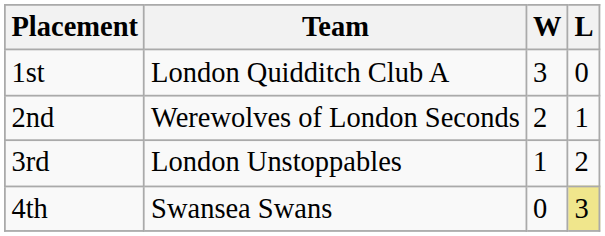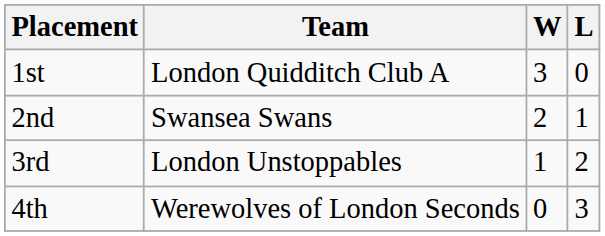(335, 117) Werewolves of London Seconds -> (242, 117) Swansea Swans
(242, 207) Swansea Swans -> (335, 207) Werewolves of London Seconds
(582, 207) khaki background -> (582, 207) no background
